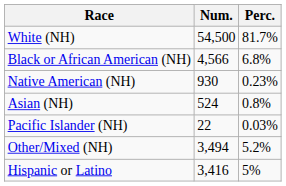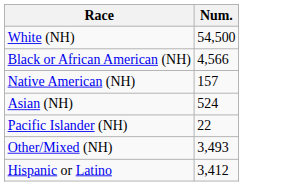- column: (260, 15)
(208, 81) 930 -> (208, 81) 157
(213, 147) 3,494 -> (213, 147) 3,493
(213, 170) 3,416 -> (213, 170) 3,412
